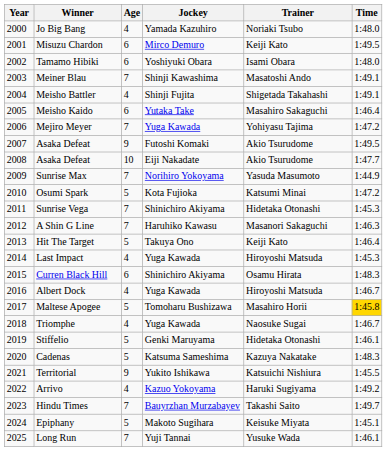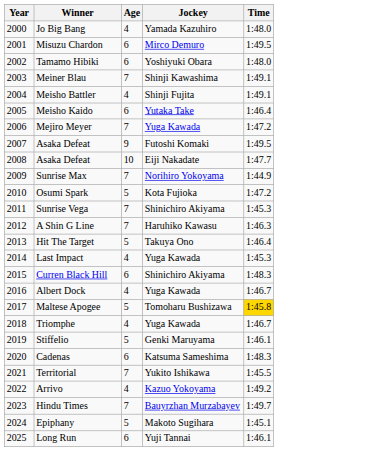- column: (298, 13)
(126, 357) 5 -> (126, 357) 6
(126, 373) 9 -> (126, 373) 7
(126, 439) 7 -> (126, 439) 6
